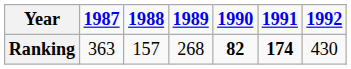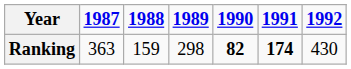(146, 49) 157 -> (146, 49) 159
(191, 49) 268 -> (191, 49) 298
